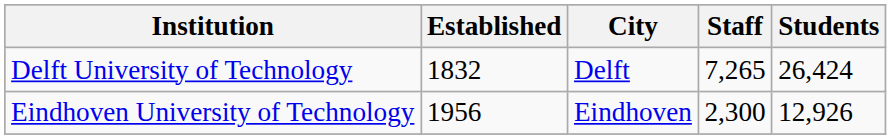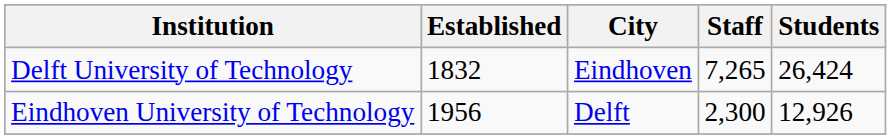(602, 69) Delft -> (633, 69) Eindhoven
(633, 112) Eindhoven -> (602, 112) Delft
